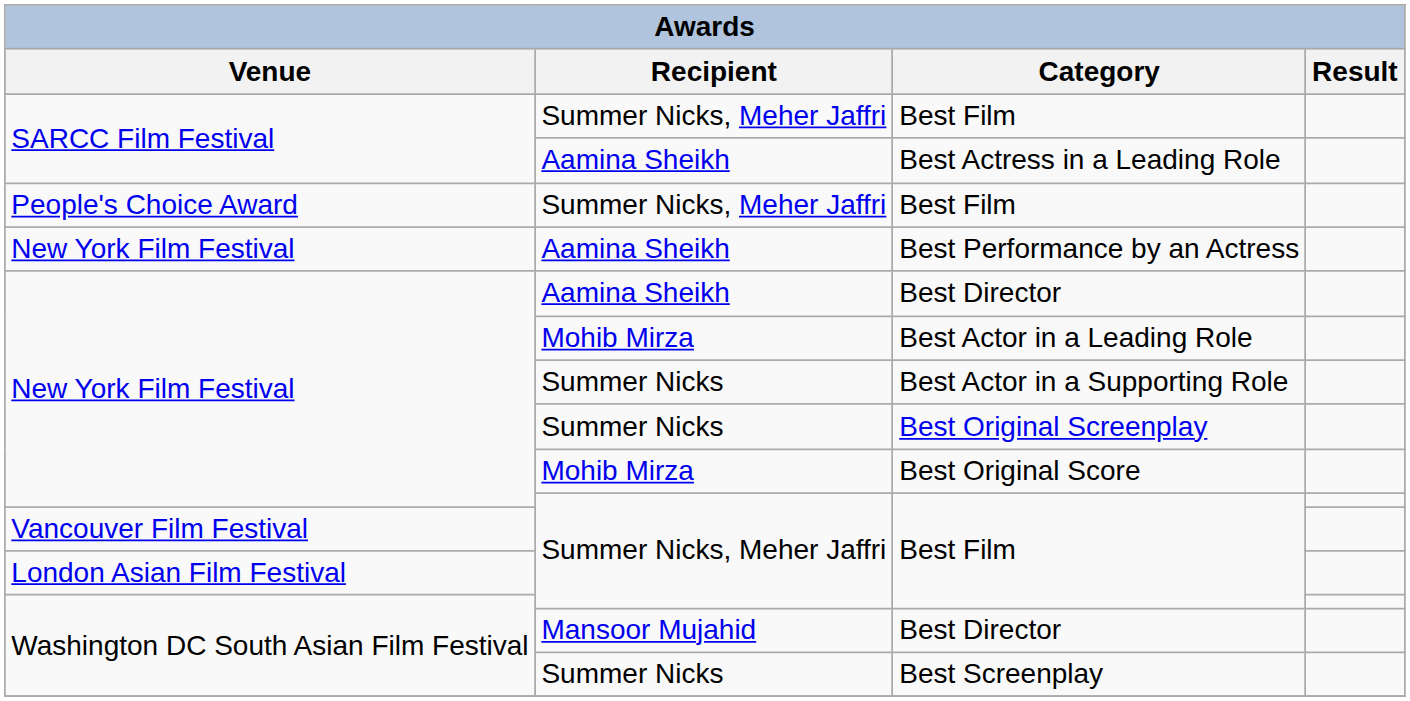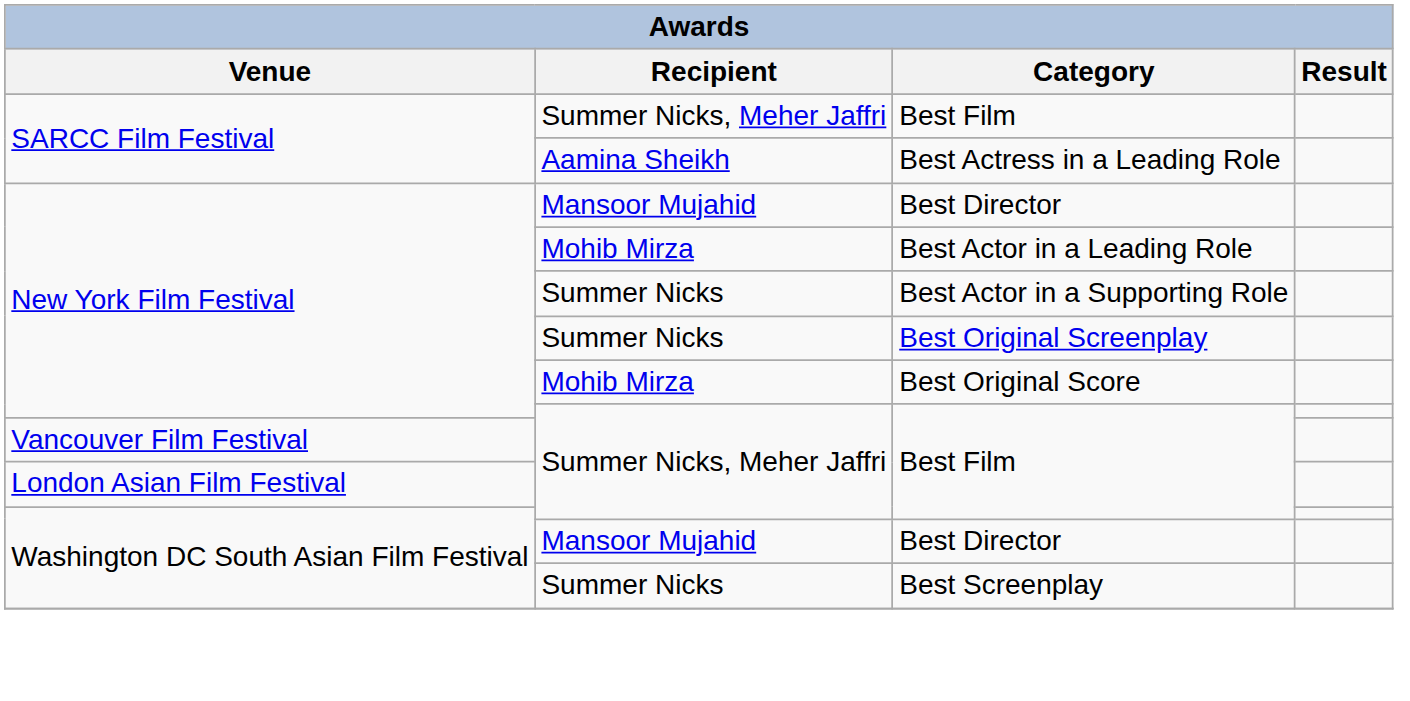- row: (155, 204)
- row: (153, 248)
(636, 293) Aamina Sheikh -> (649, 204) Mansoor Mujahid
